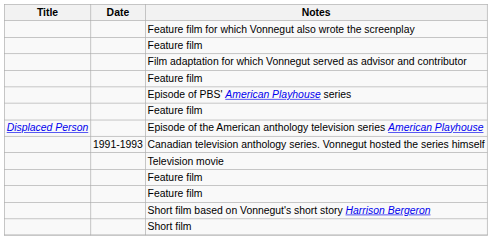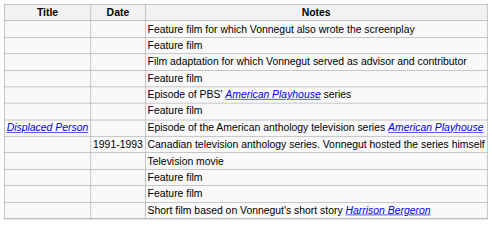- row: (47, 227)
